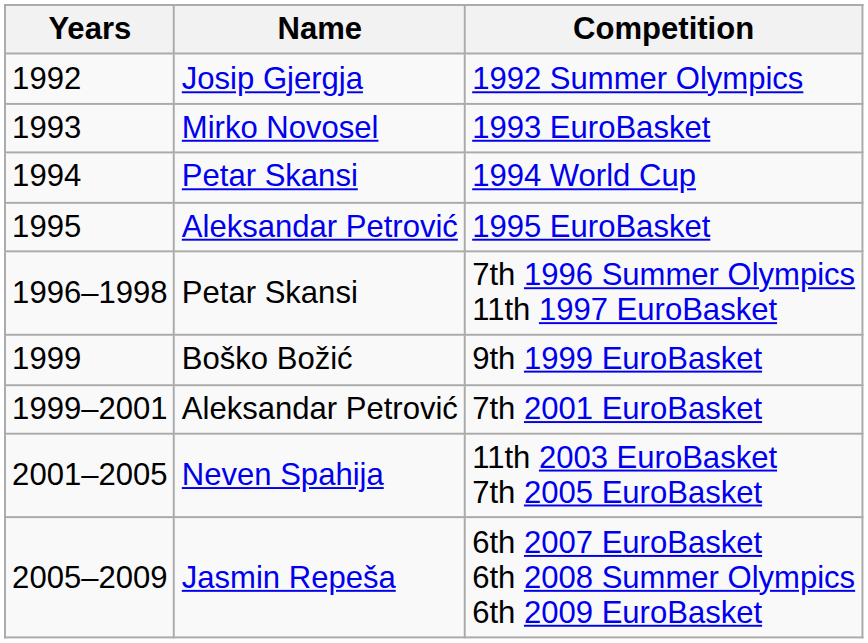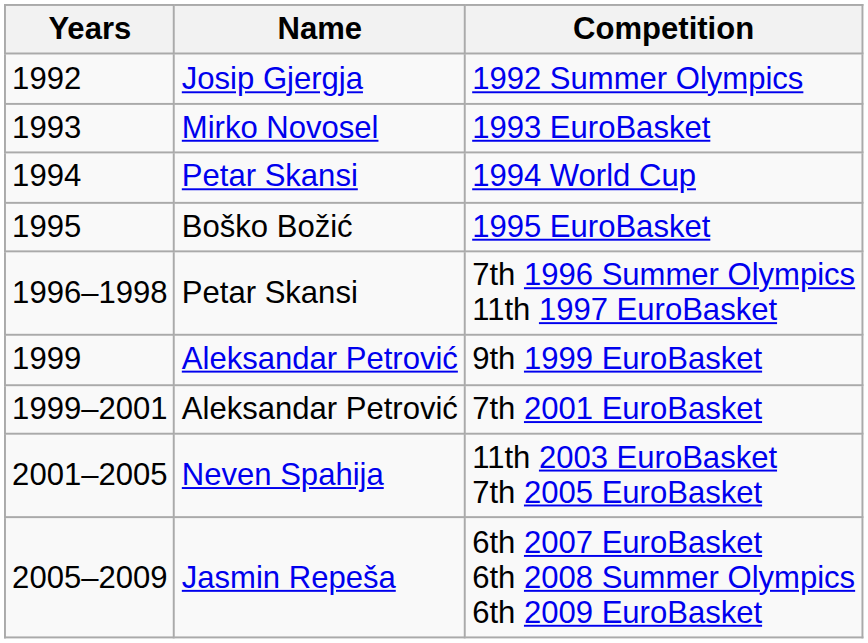(320, 226) Aleksandar Petrović -> (267, 226) Boško Božić
(267, 359) Boško Božić -> (320, 359) Aleksandar Petrović
